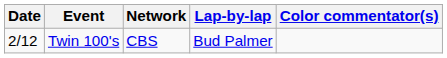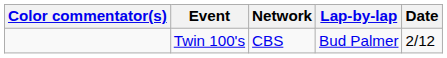columns swapped: (24, 16) <-> (359, 16)
